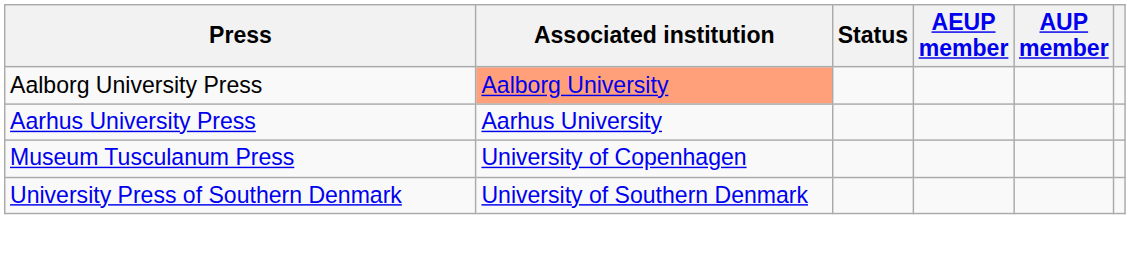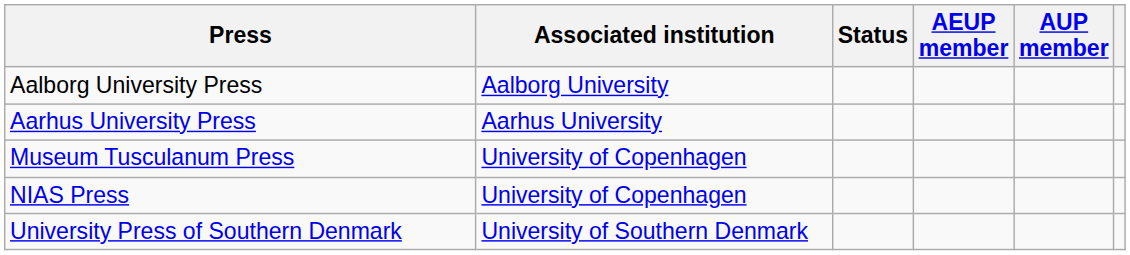(575, 85) lightsalmon background -> (575, 85) no background
+ row: (70, 194)
